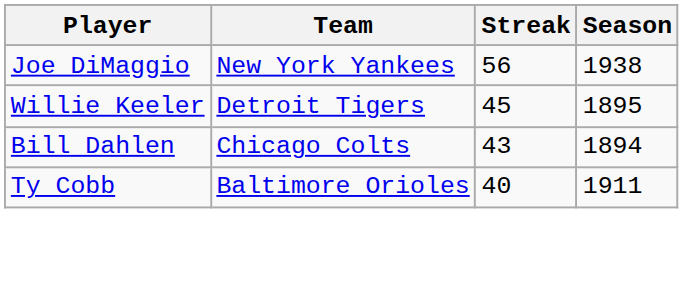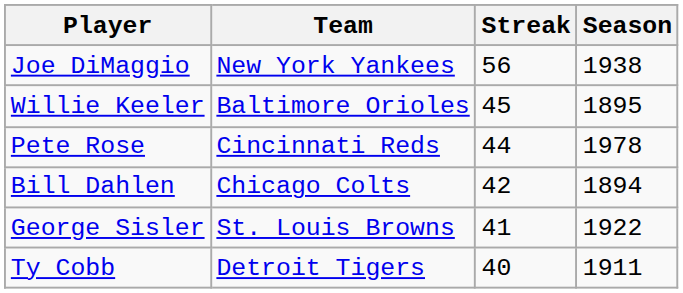(321, 106) Detroit Tigers -> (343, 106) Baltimore Orioles
+ row: (78, 147)
(496, 147) 43 -> (496, 187) 42
+ row: (108, 228)
(343, 187) Baltimore Orioles -> (321, 268) Detroit Tigers
